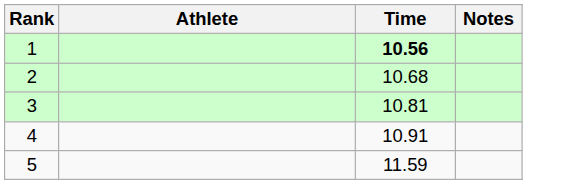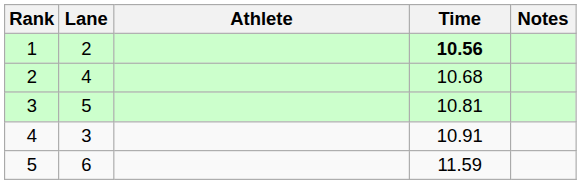+ column: (86, 19)
